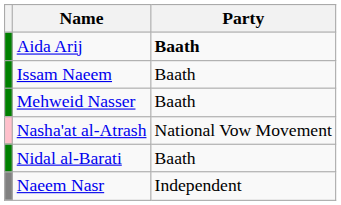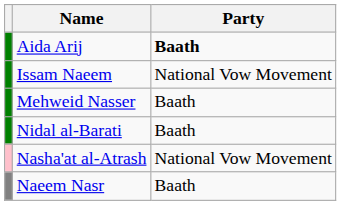(175, 74) Baath -> (243, 74) National Vow Movement
rows swapped: (82, 130) <-> (69, 158)
(198, 185) Independent -> (175, 185) Baath
